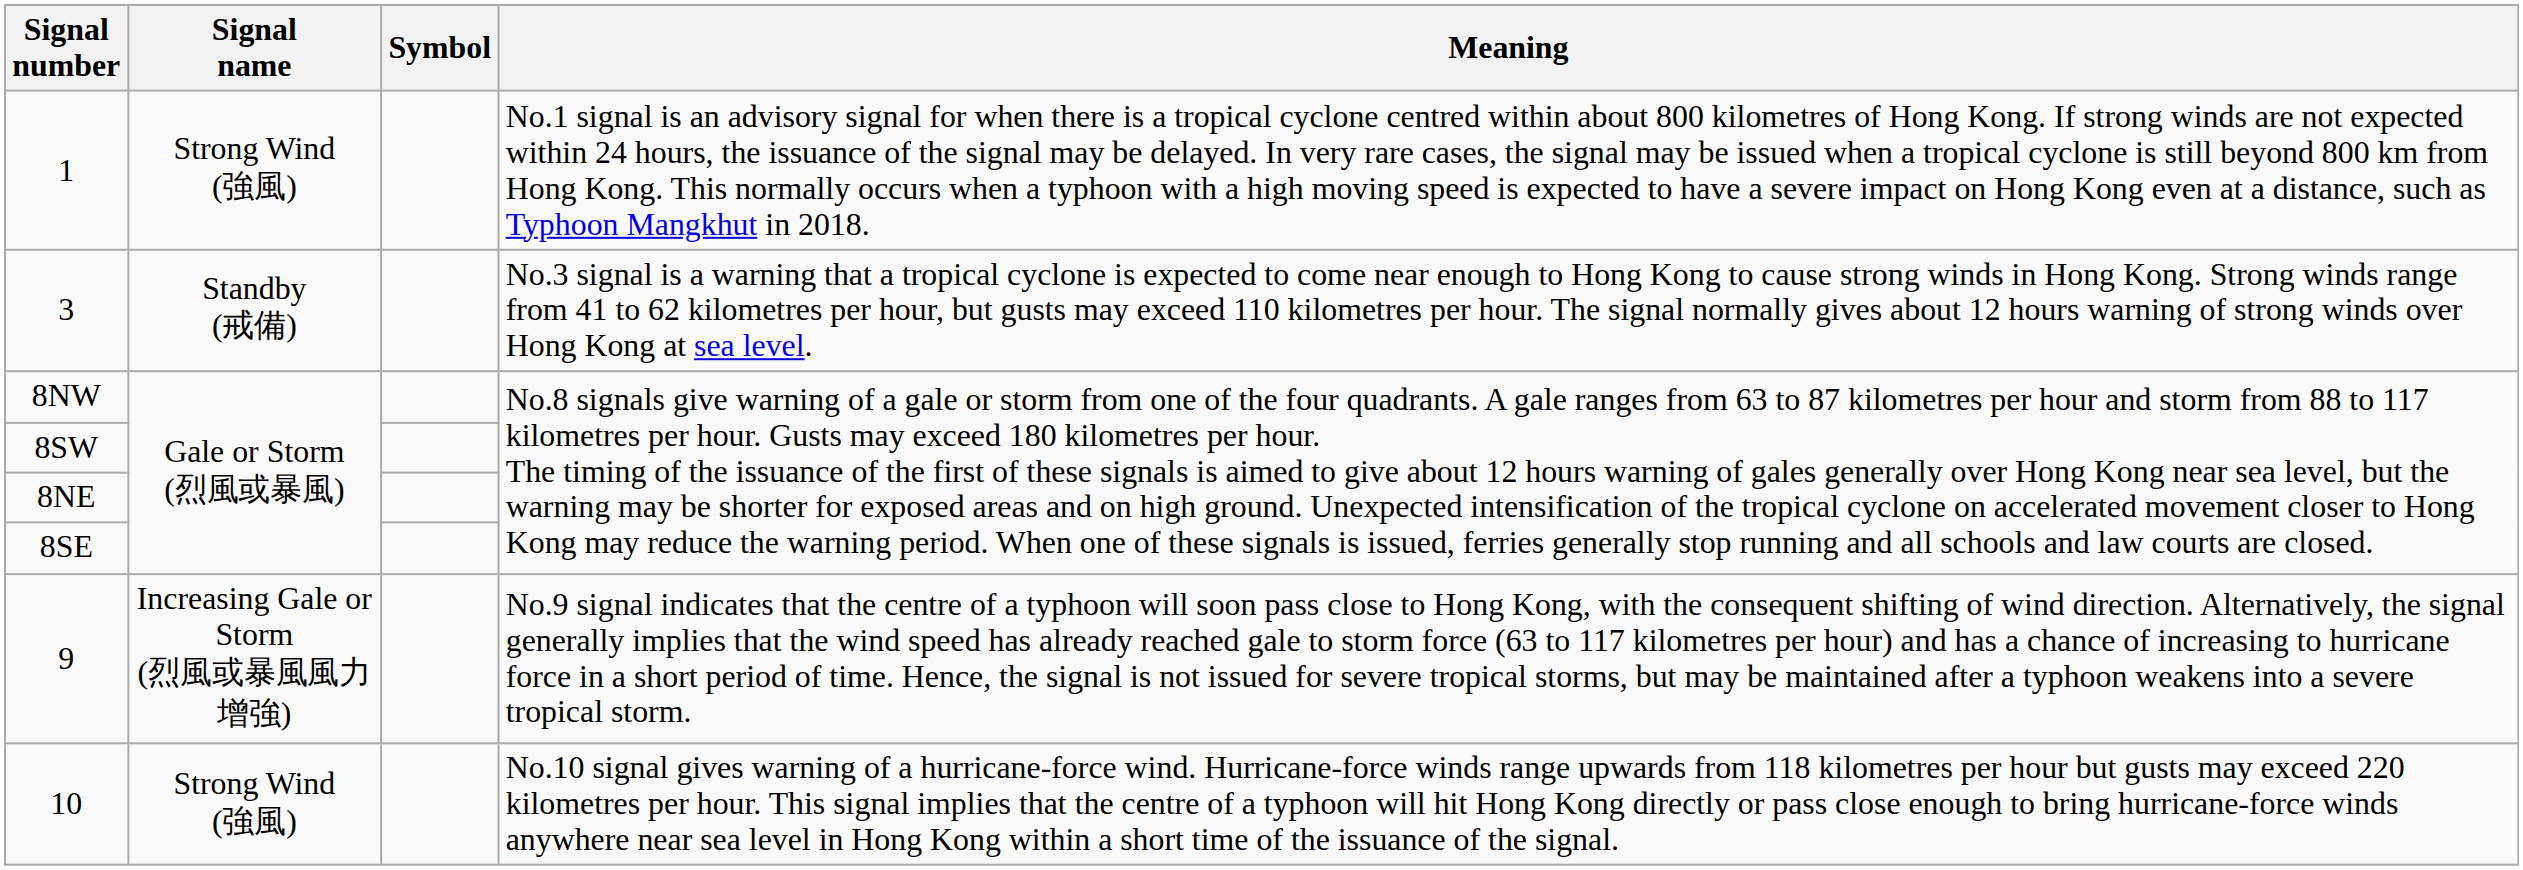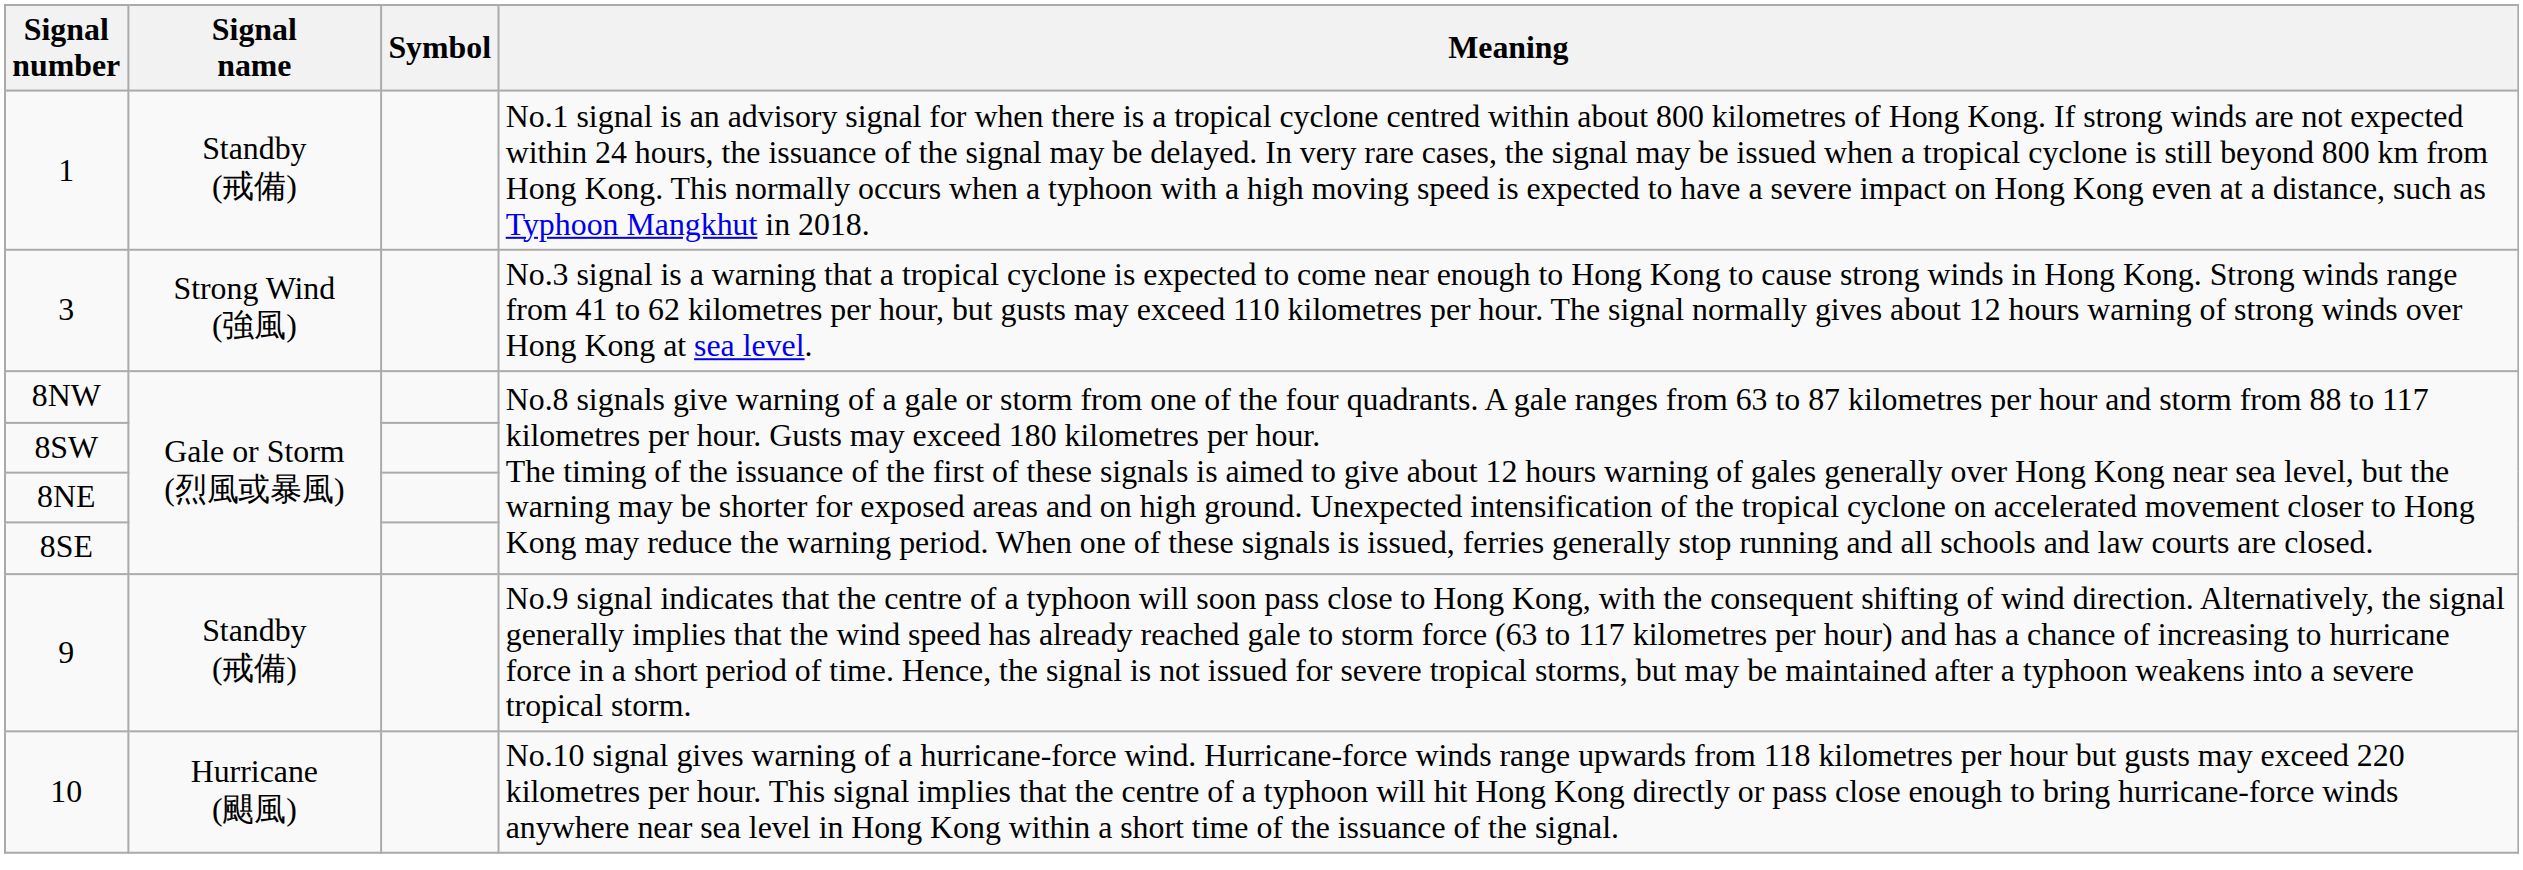(254, 167) Strong Wind (強風) -> (254, 167) Standby (戒備)
(254, 307) Standby (戒備) -> (254, 307) Strong Wind (強風)
(254, 655) Increasing Gale or Storm (烈風或暴風風力增強) -> (254, 649) Standby (戒備)
(254, 801) Strong Wind (強風) -> (254, 789) Hurricane (颶風)
